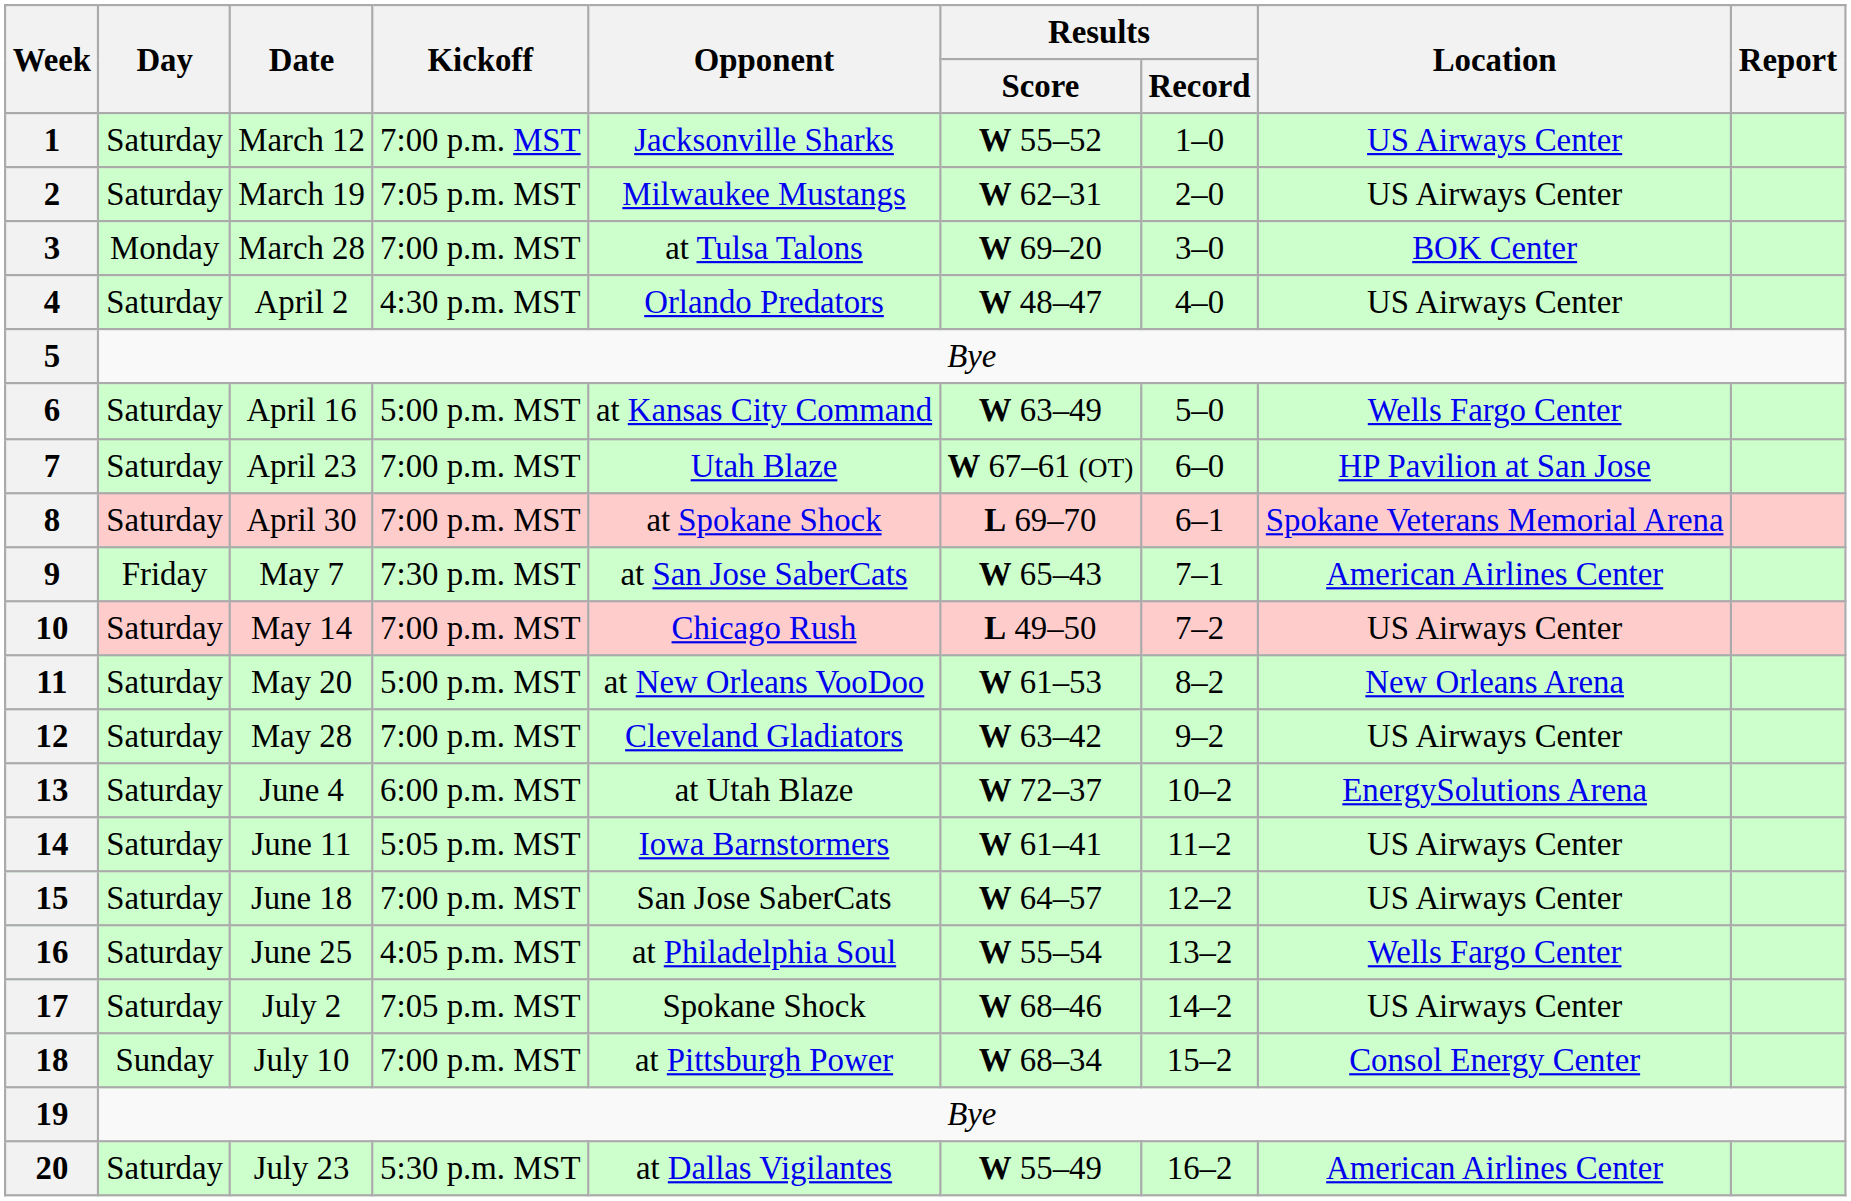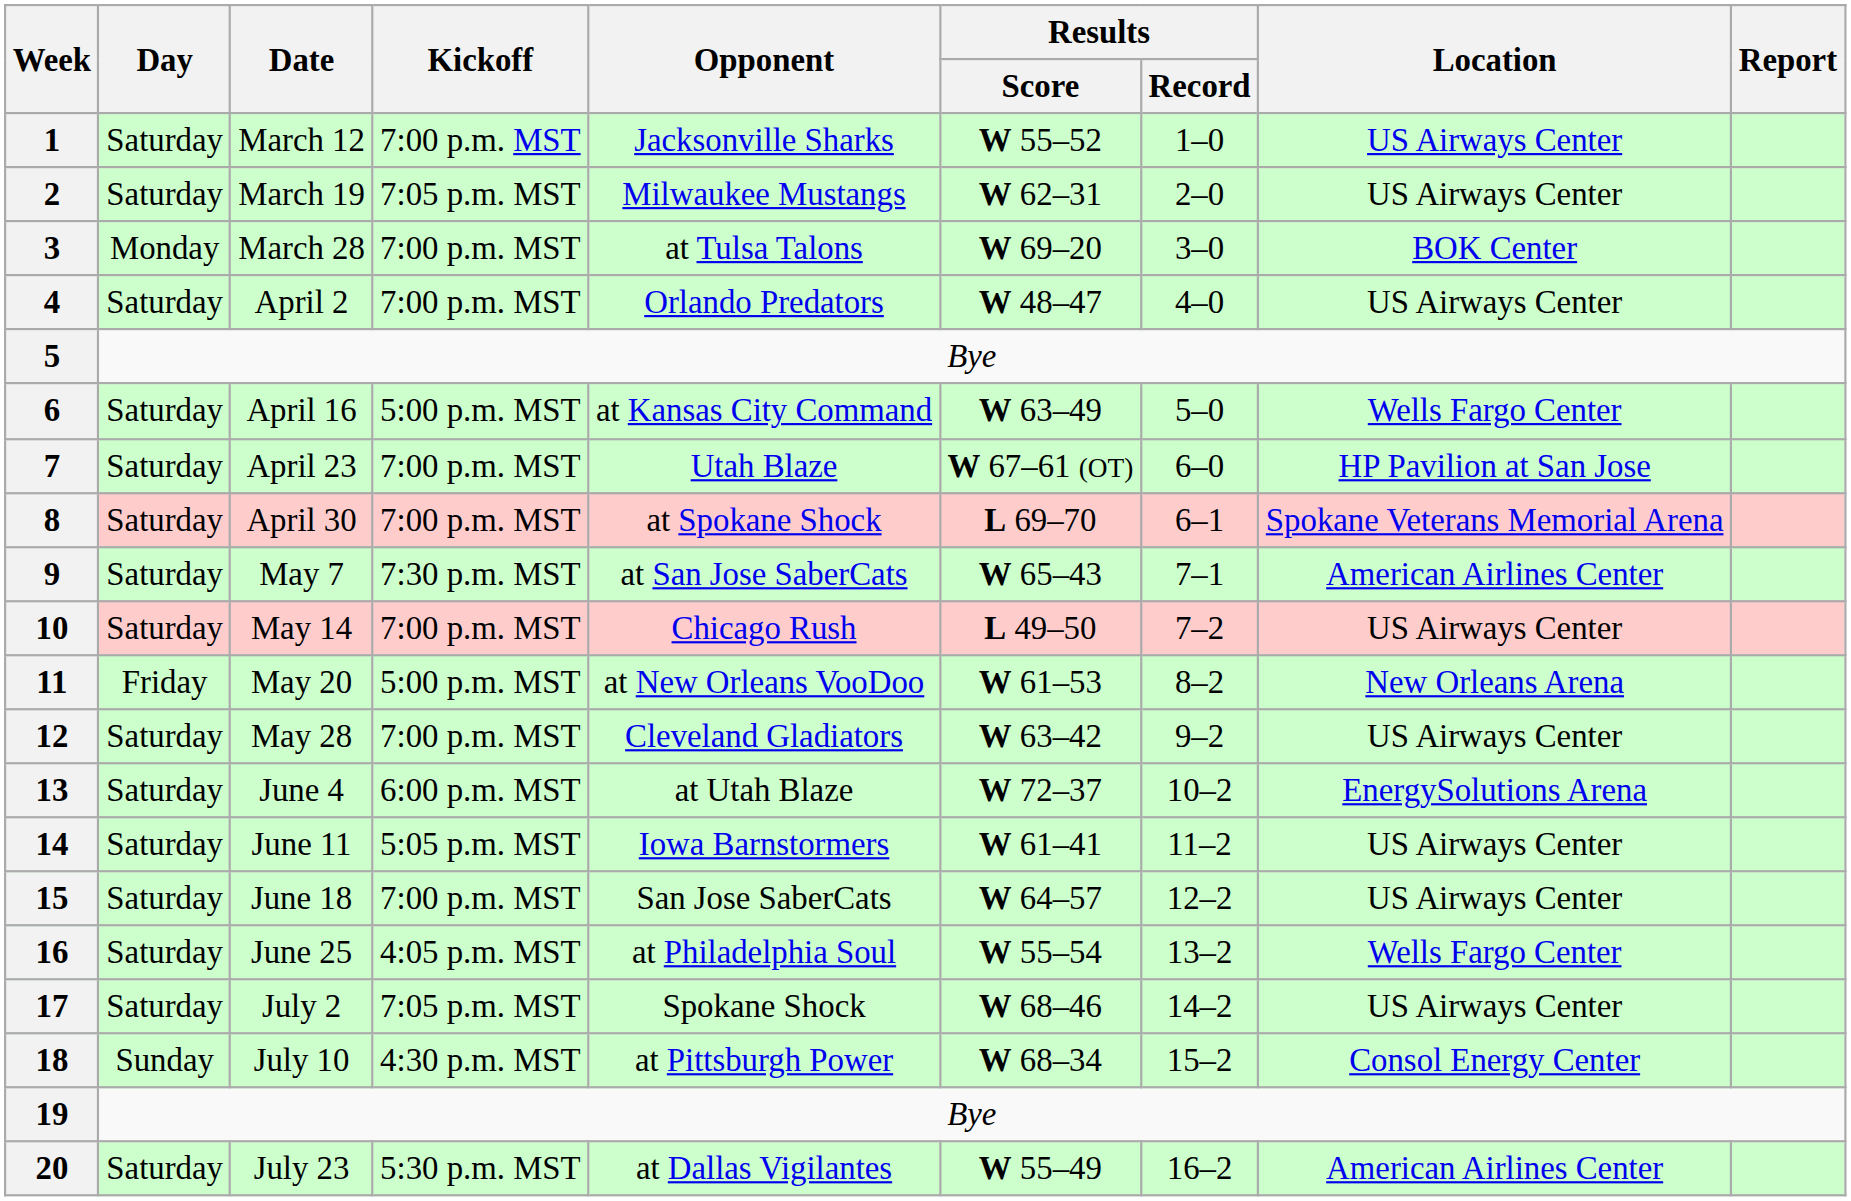(480, 302) 4:30 p.m. MST -> (480, 302) 7:00 p.m. MST
(165, 573) Friday -> (165, 573) Saturday
(165, 681) Saturday -> (165, 681) Friday
(480, 1060) 7:00 p.m. MST -> (480, 1060) 4:30 p.m. MST
